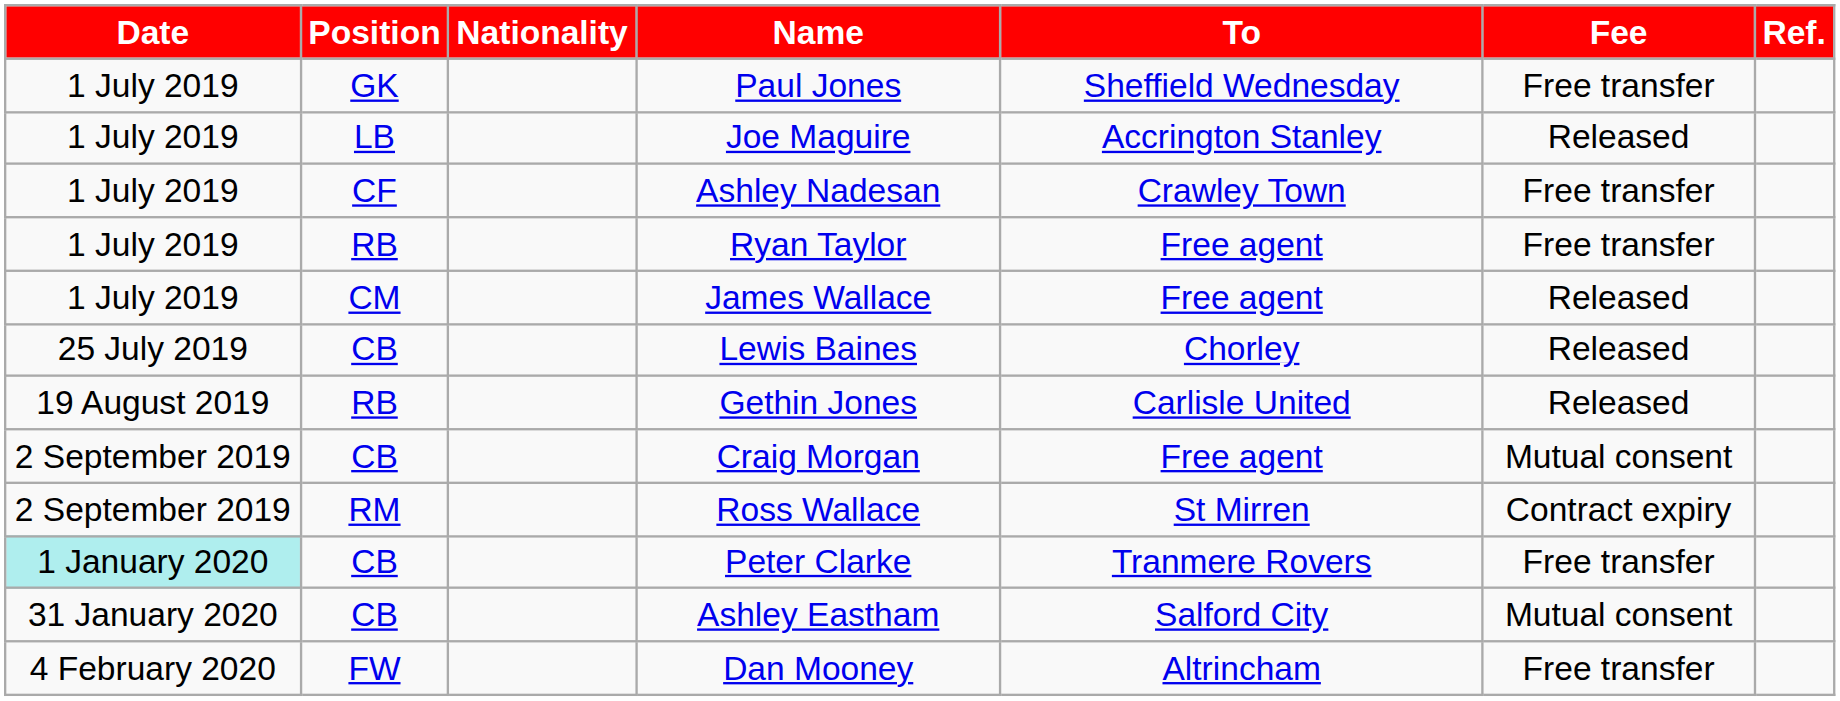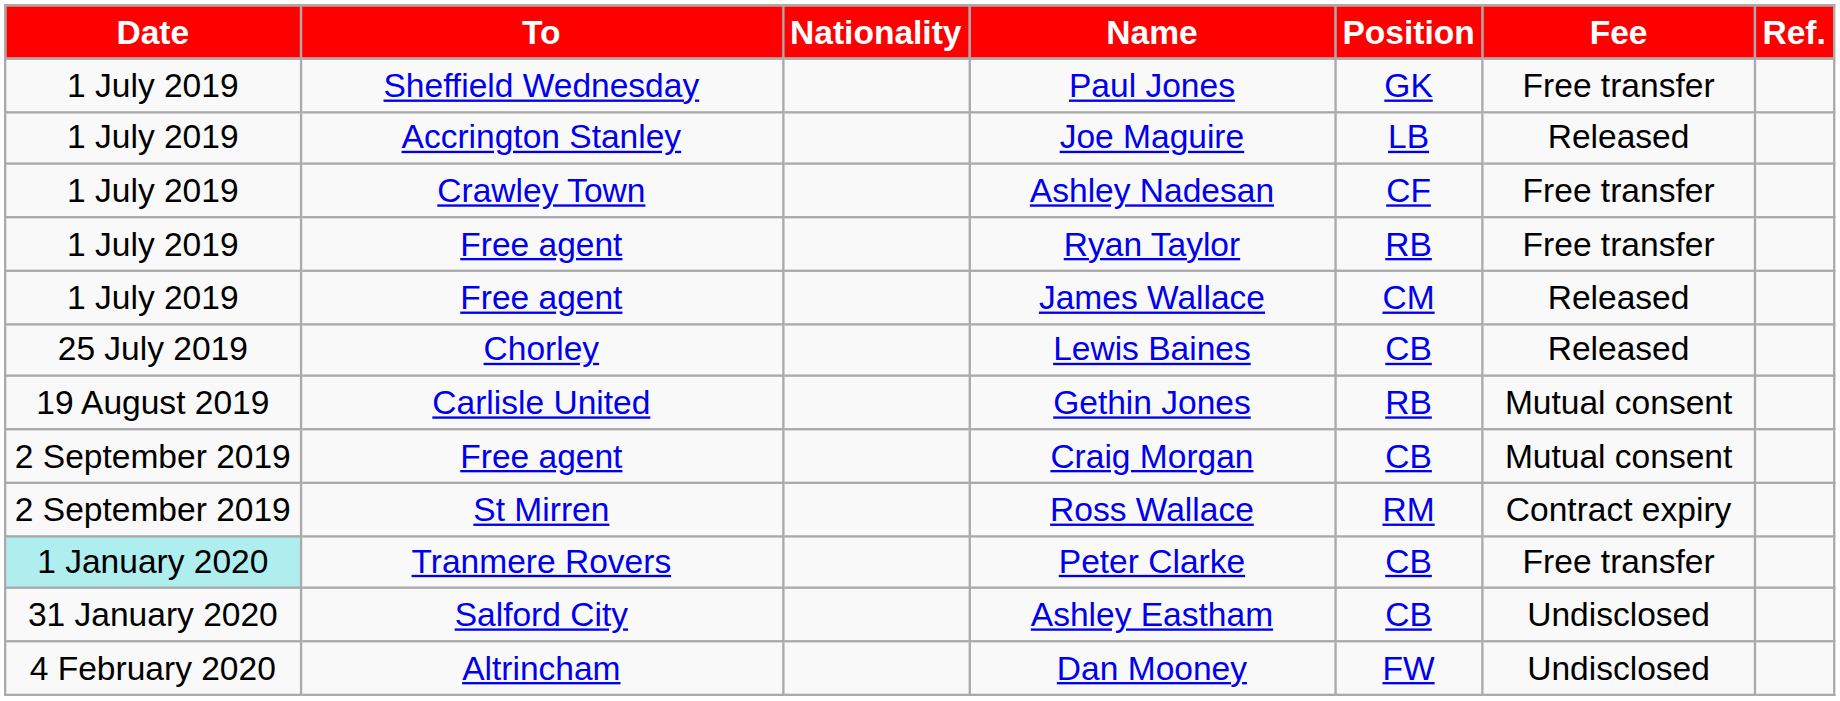columns swapped: (374, 32) <-> (1242, 32)
(1619, 403) Released -> (1619, 403) Mutual consent
(1619, 615) Mutual consent -> (1619, 615) Undisclosed
(1619, 668) Free transfer -> (1619, 668) Undisclosed
